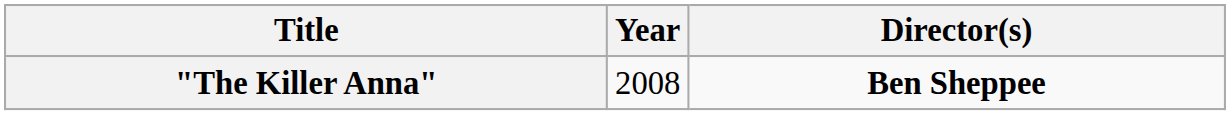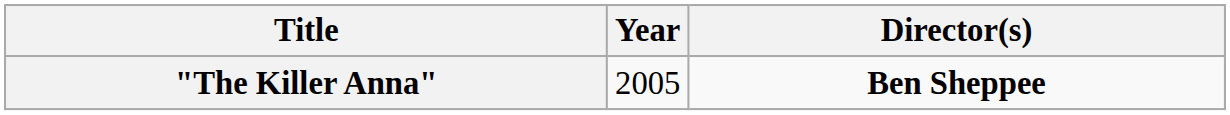(648, 82) 2008 -> (648, 82) 2005
